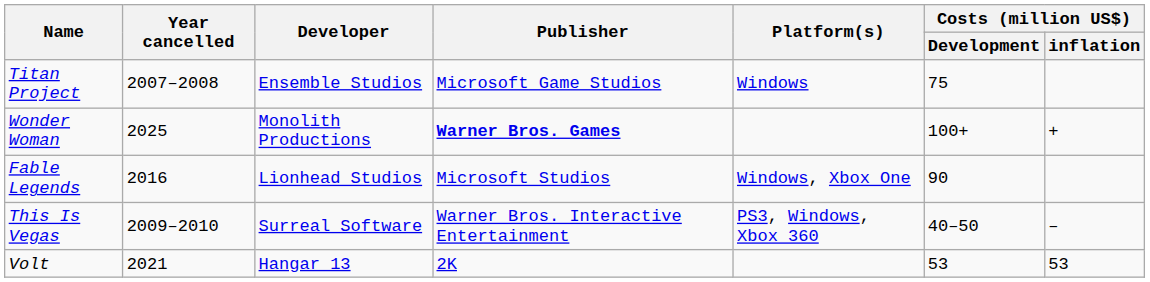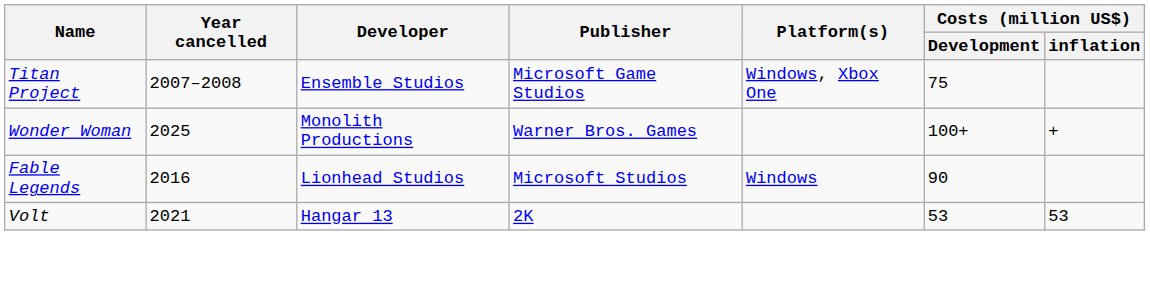(773, 84) Windows -> (812, 84) Windows, Xbox One
(529, 131) bold -> (605, 131) normal
(824, 179) Windows, Xbox One -> (782, 179) Windows
- row: (44, 226)
